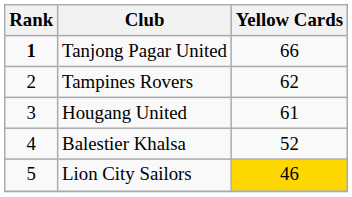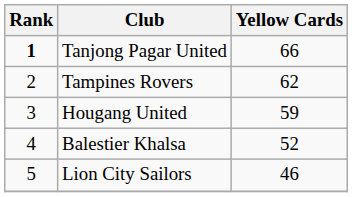(289, 112) 61 -> (289, 112) 59
(289, 174) gold background -> (289, 174) no background
